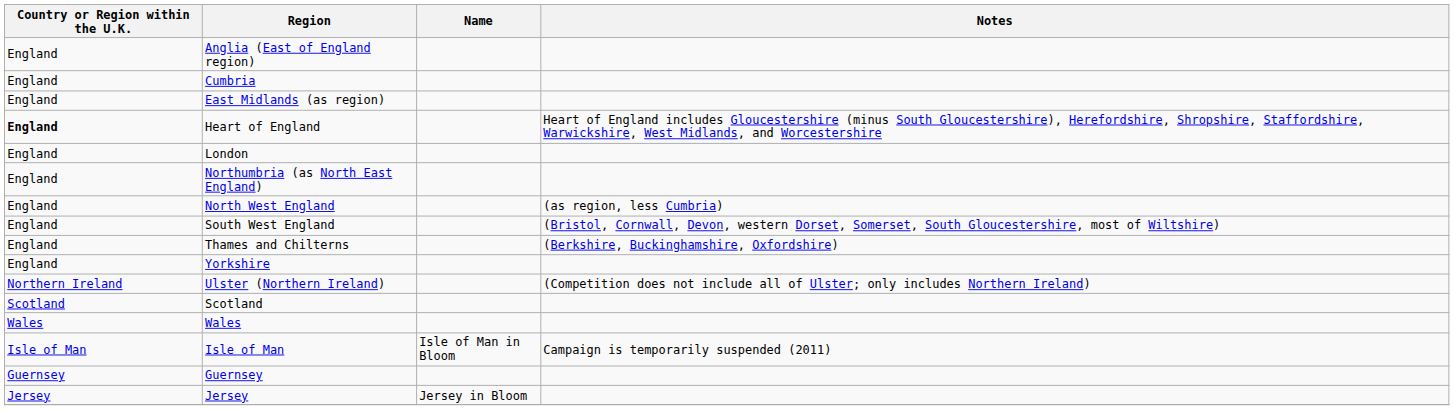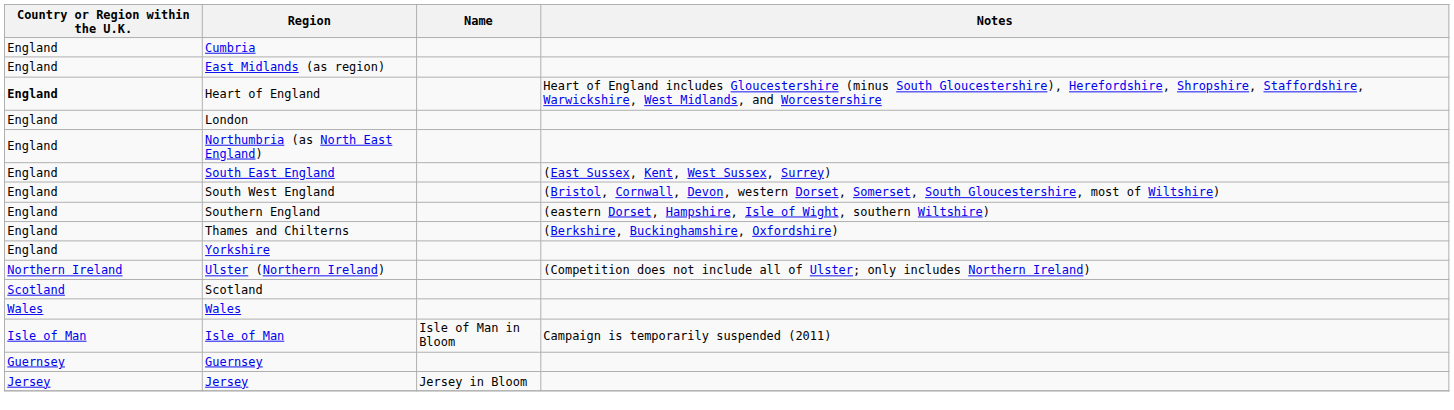- row: (288, 54)
- row: (270, 206)
+ row: (270, 173)
+ row: (263, 212)
